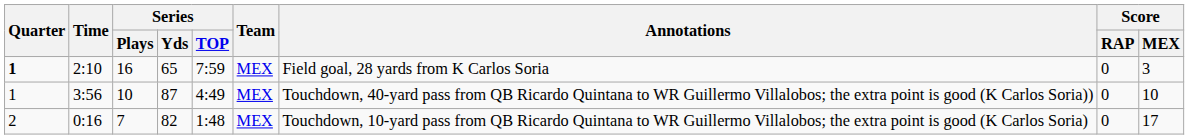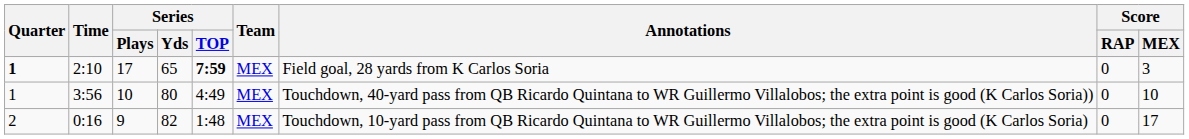(125, 69) 16 -> (125, 69) 17
(210, 69) normal -> (211, 69) bold
(169, 95) 87 -> (169, 95) 80
(120, 120) 7 -> (120, 120) 9
